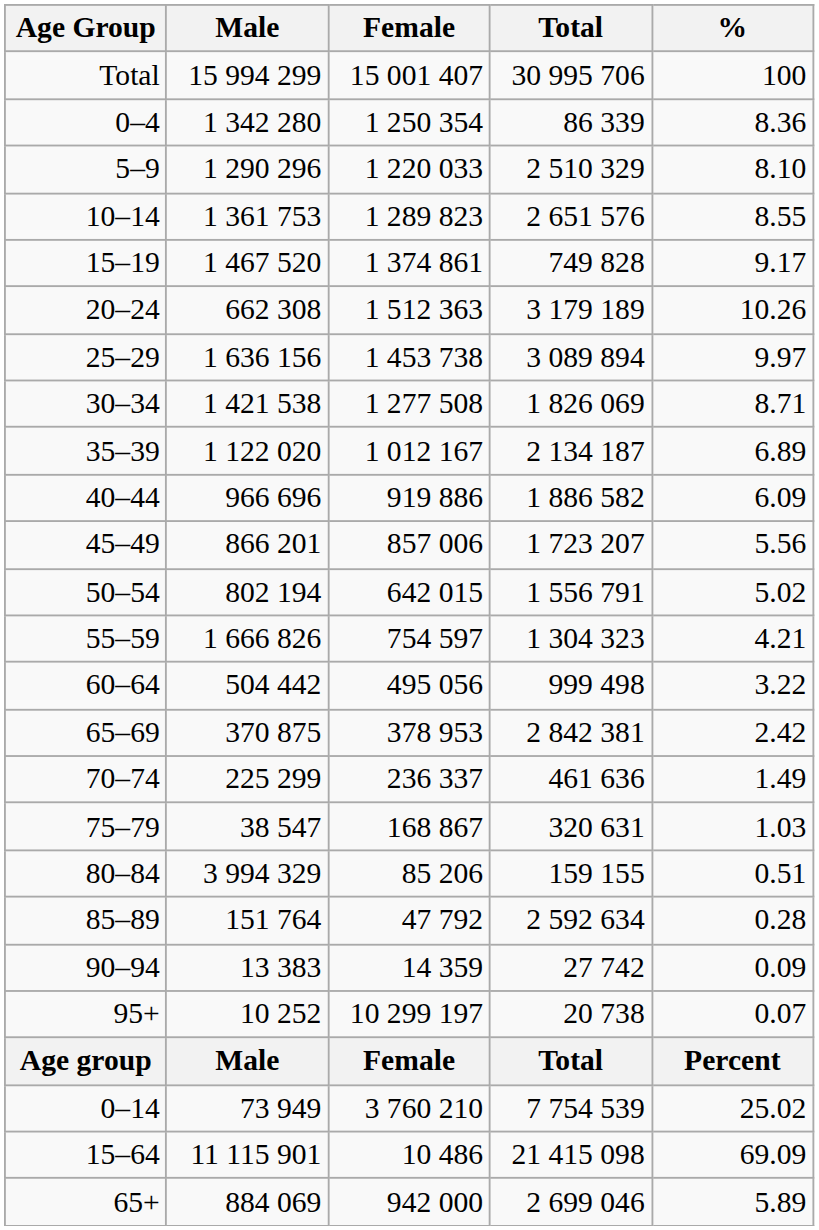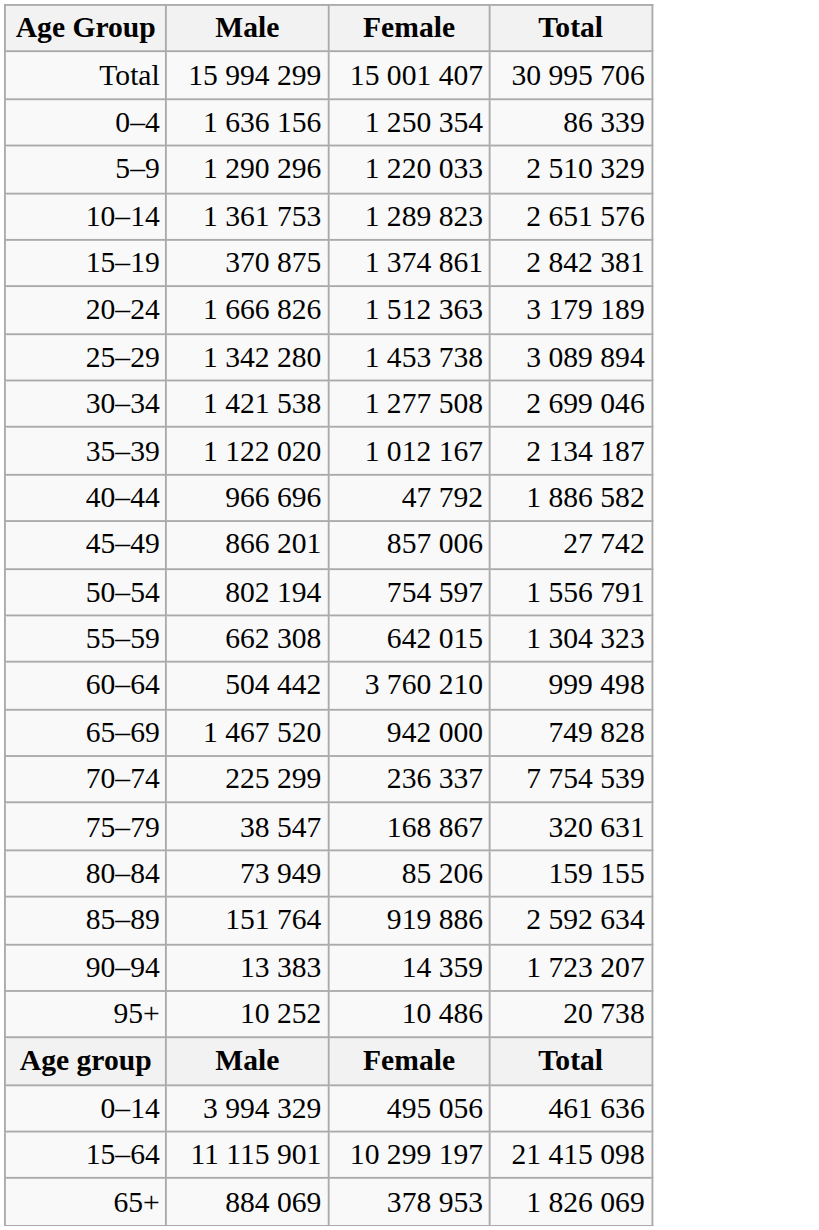- column: (732, 27)
(262, 121) 1 342 280 -> (262, 121) 1 636 156
(262, 262) 1 467 520 -> (273, 262) 370 875
(597, 262) 749 828 -> (585, 262) 2 842 381
(273, 309) 662 308 -> (262, 309) 1 666 826
(262, 356) 1 636 156 -> (262, 356) 1 342 280
(585, 403) 1 826 069 -> (585, 403) 2 699 046
(435, 497) 919 886 -> (442, 497) 47 792
(585, 544) 1 723 207 -> (604, 544) 27 742
(435, 591) 642 015 -> (435, 591) 754 597
(262, 638) 1 666 826 -> (273, 638) 662 308
(435, 638) 754 597 -> (435, 638) 642 015
(435, 685) 495 056 -> (424, 685) 3 760 210
(273, 732) 370 875 -> (262, 732) 1 467 520
(435, 732) 378 953 -> (435, 732) 942 000
(585, 732) 2 842 381 -> (597, 732) 749 828
(597, 779) 461 636 -> (585, 779) 7 754 539
(262, 872) 3 994 329 -> (281, 872) 73 949
(442, 919) 47 792 -> (435, 919) 919 886
(604, 966) 27 742 -> (585, 966) 1 723 207
(416, 1013) 10 299 197 -> (442, 1013) 10 486
(281, 1107) 73 949 -> (262, 1107) 3 994 329
(424, 1107) 3 760 210 -> (435, 1107) 495 056
(585, 1107) 7 754 539 -> (597, 1107) 461 636
(442, 1154) 10 486 -> (416, 1154) 10 299 197
(435, 1201) 942 000 -> (435, 1201) 378 953
(585, 1201) 2 699 046 -> (585, 1201) 1 826 069
